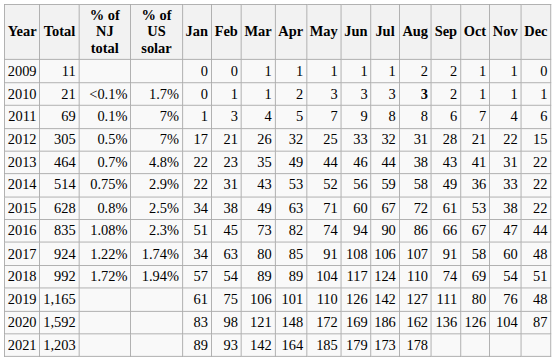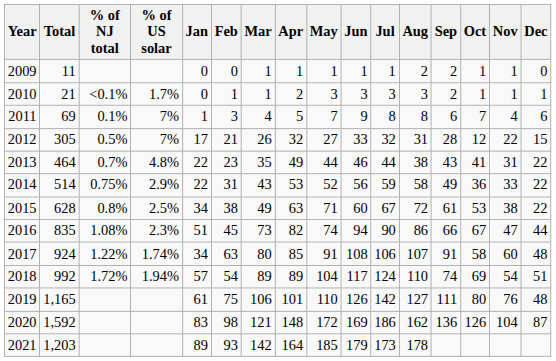(424, 93) bold -> (424, 93) normal
(331, 139) 25 -> (331, 139) 27
(479, 139) 21 -> (479, 139) 12
